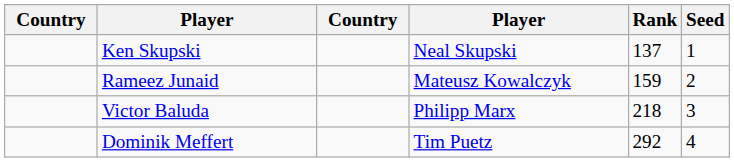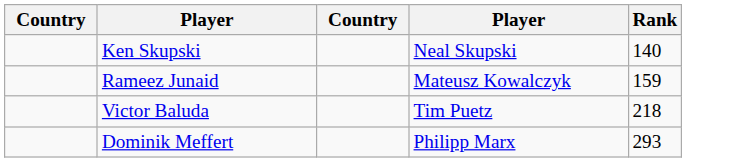- column: (705, 19)
(647, 50) 137 -> (647, 50) 140
(465, 111) Philipp Marx -> (453, 111) Tim Puetz
(453, 141) Tim Puetz -> (465, 141) Philipp Marx
(647, 141) 292 -> (647, 141) 293
